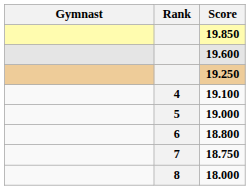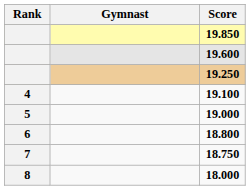columns swapped: (177, 14) <-> (79, 14)
